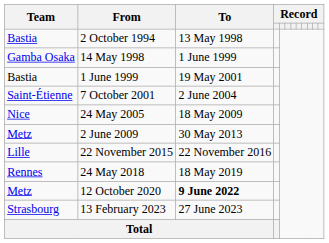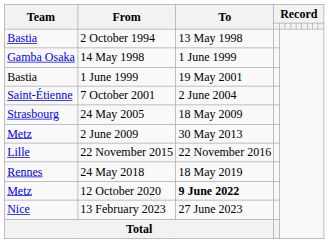(18, 114) Nice -> (33, 114) Strasbourg
(33, 209) Strasbourg -> (18, 209) Nice
